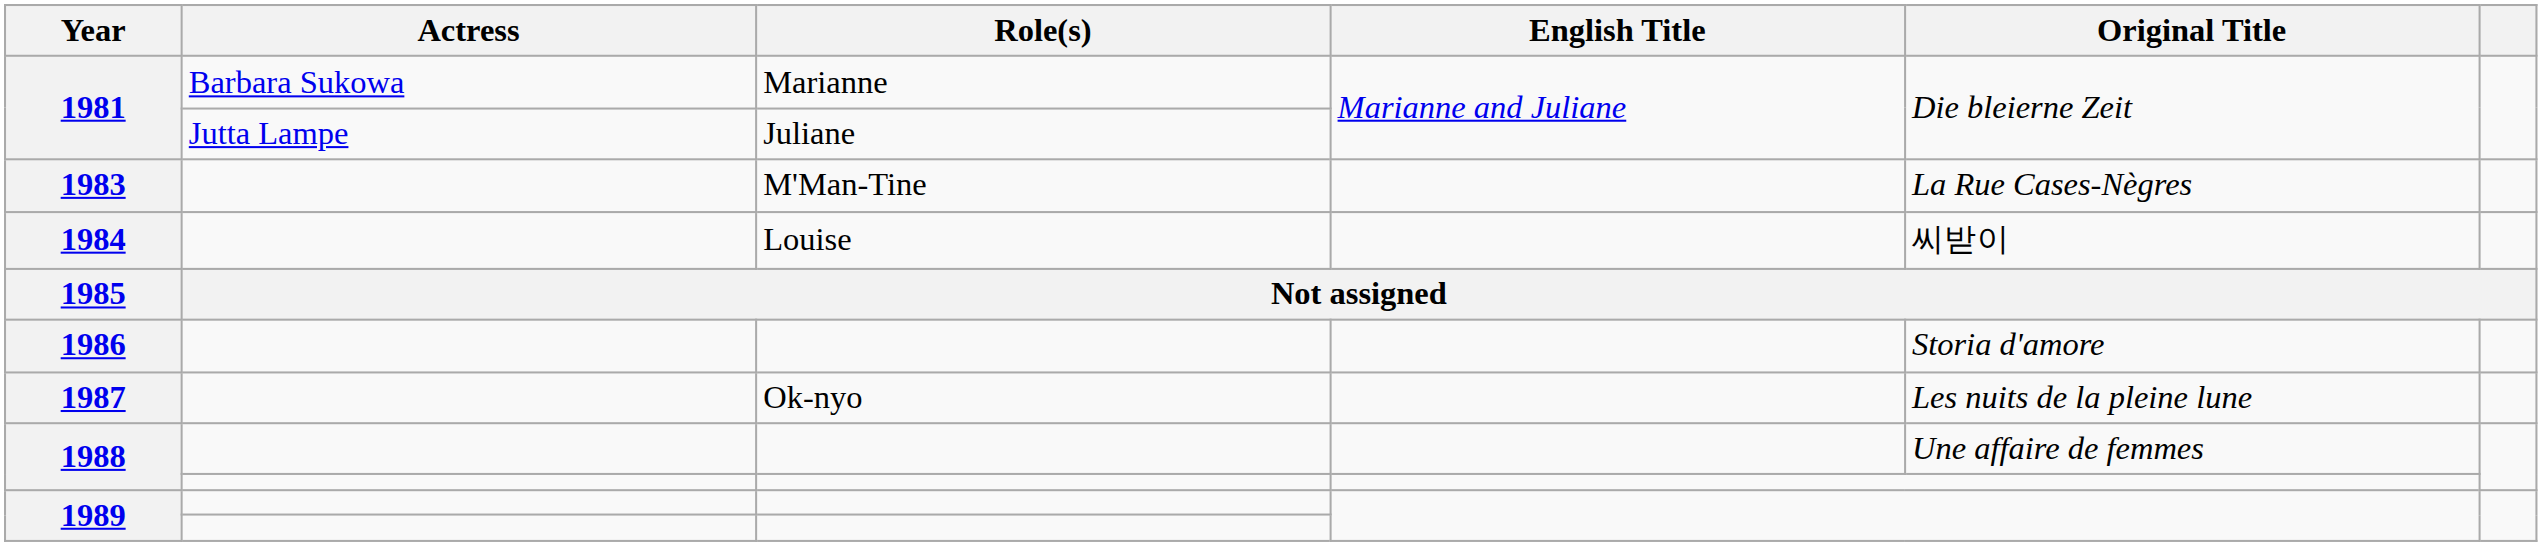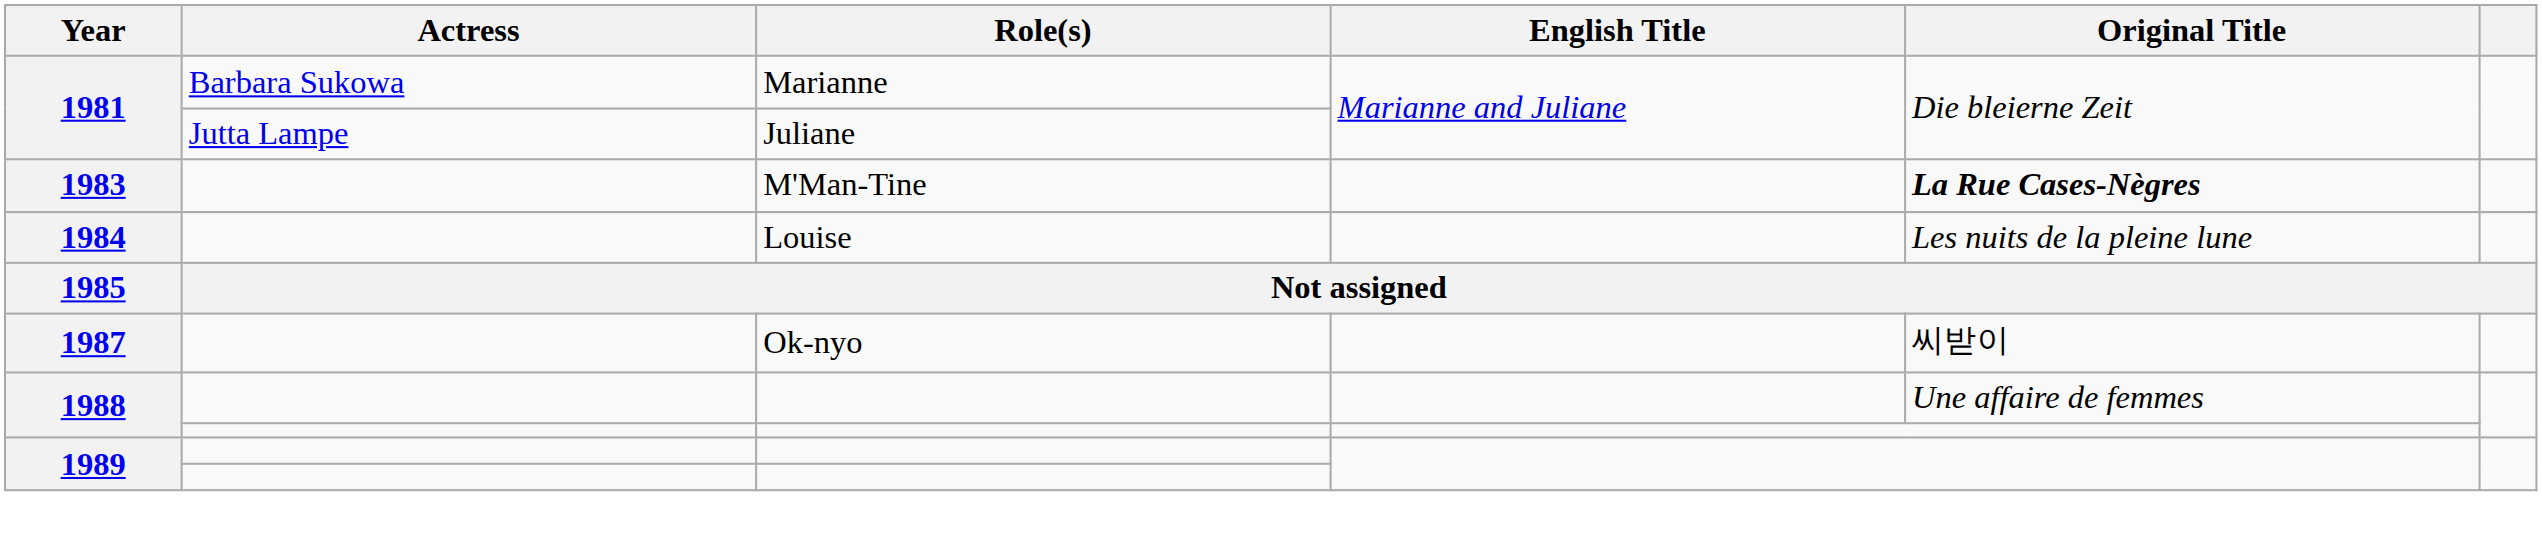(2052, 184) normal -> (2056, 184) bold
(1961, 238) 씨받이 -> (2082, 236) Les nuits de la pleine lune
- row: (93, 345)
(2082, 396) Les nuits de la pleine lune -> (1961, 341) 씨받이
